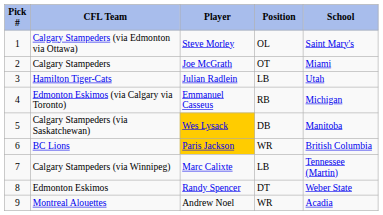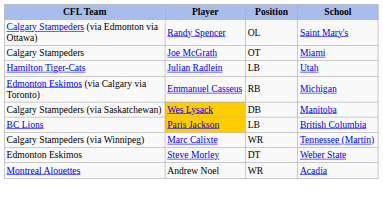- column: (17, 17)
(208, 43) Steve Morley -> (196, 32) Randy Spencer
(265, 146) WR -> (254, 125) LB
(263, 167) LB -> (255, 140) WR
(211, 187) Randy Spencer -> (193, 155) Steve Morley
